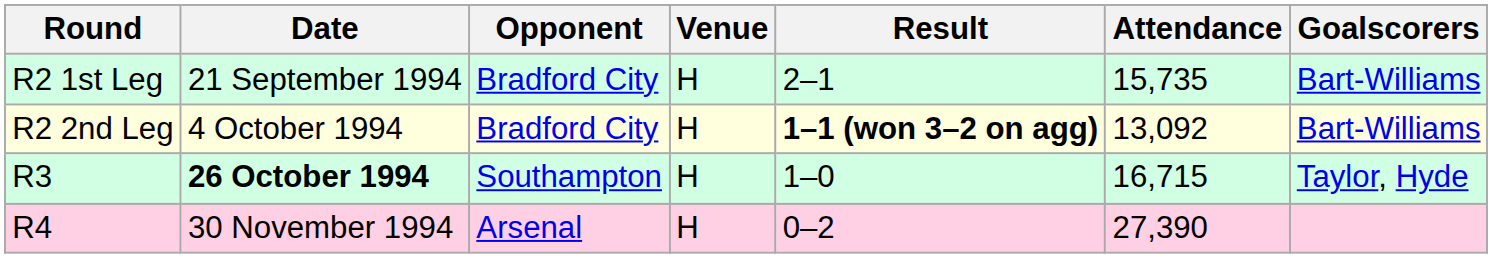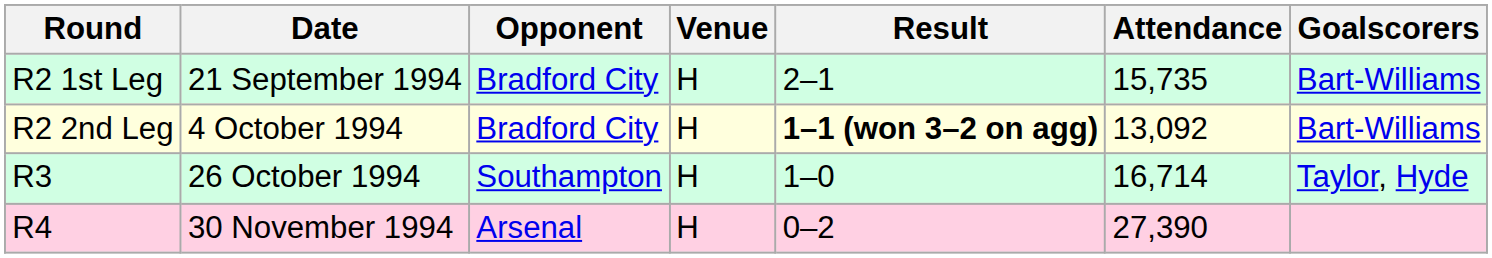(308, 177) bold -> (304, 177) normal
(1160, 177) 16,715 -> (1160, 177) 16,714
